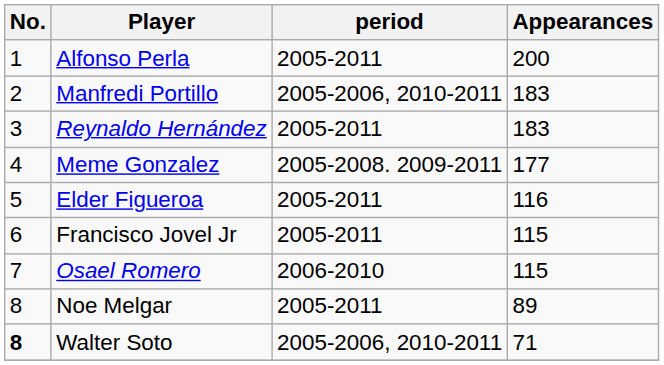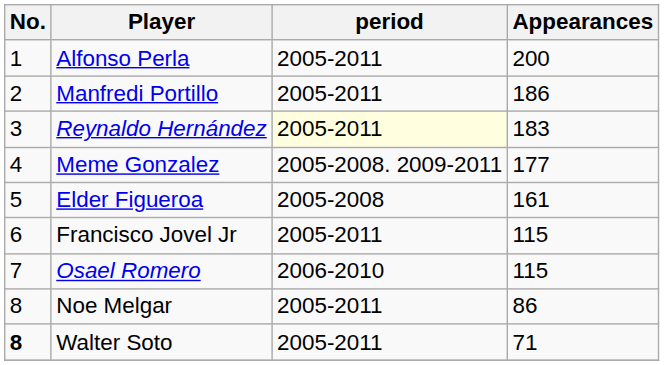(390, 93) 2005-2006, 2010-2011 -> (330, 93) 2005-2011
(531, 93) 183 -> (531, 93) 186
(330, 128) no background -> (330, 128) lightyellow background
(330, 199) 2005-2011 -> (331, 199) 2005-2008
(530, 199) 116 -> (531, 199) 161
(525, 306) 89 -> (525, 306) 86
(390, 341) 2005-2006, 2010-2011 -> (330, 341) 2005-2011
